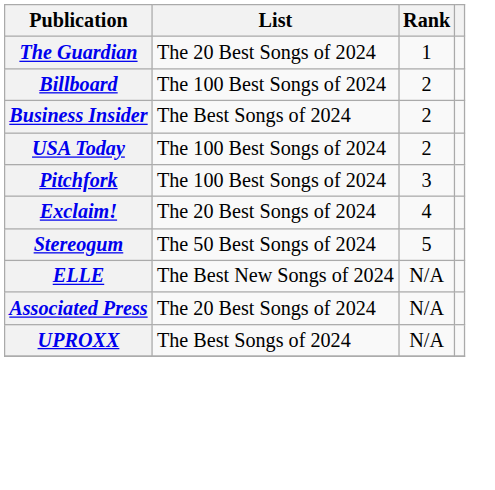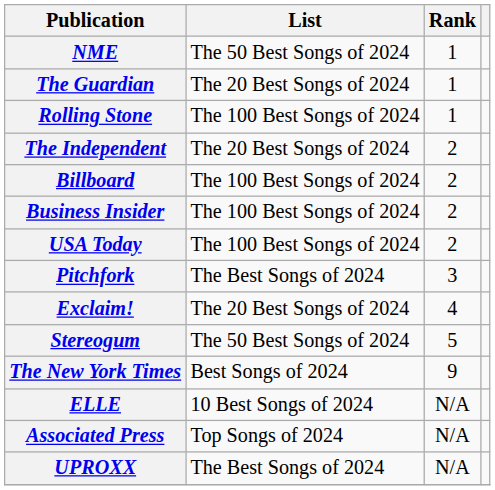+ row: (95, 52)
+ row: (95, 116)
+ row: (95, 148)
(254, 116) The Best Songs of 2024 -> (305, 212) The 100 Best Songs of 2024
(271, 180) The 100 Best Songs of 2024 -> (287, 276) The Best Songs of 2024
+ row: (95, 372)
(275, 276) The Best New Songs of 2024 -> (282, 404) 10 Best Songs of 2024
(266, 308) The 20 Best Songs of 2024 -> (267, 436) Top Songs of 2024
